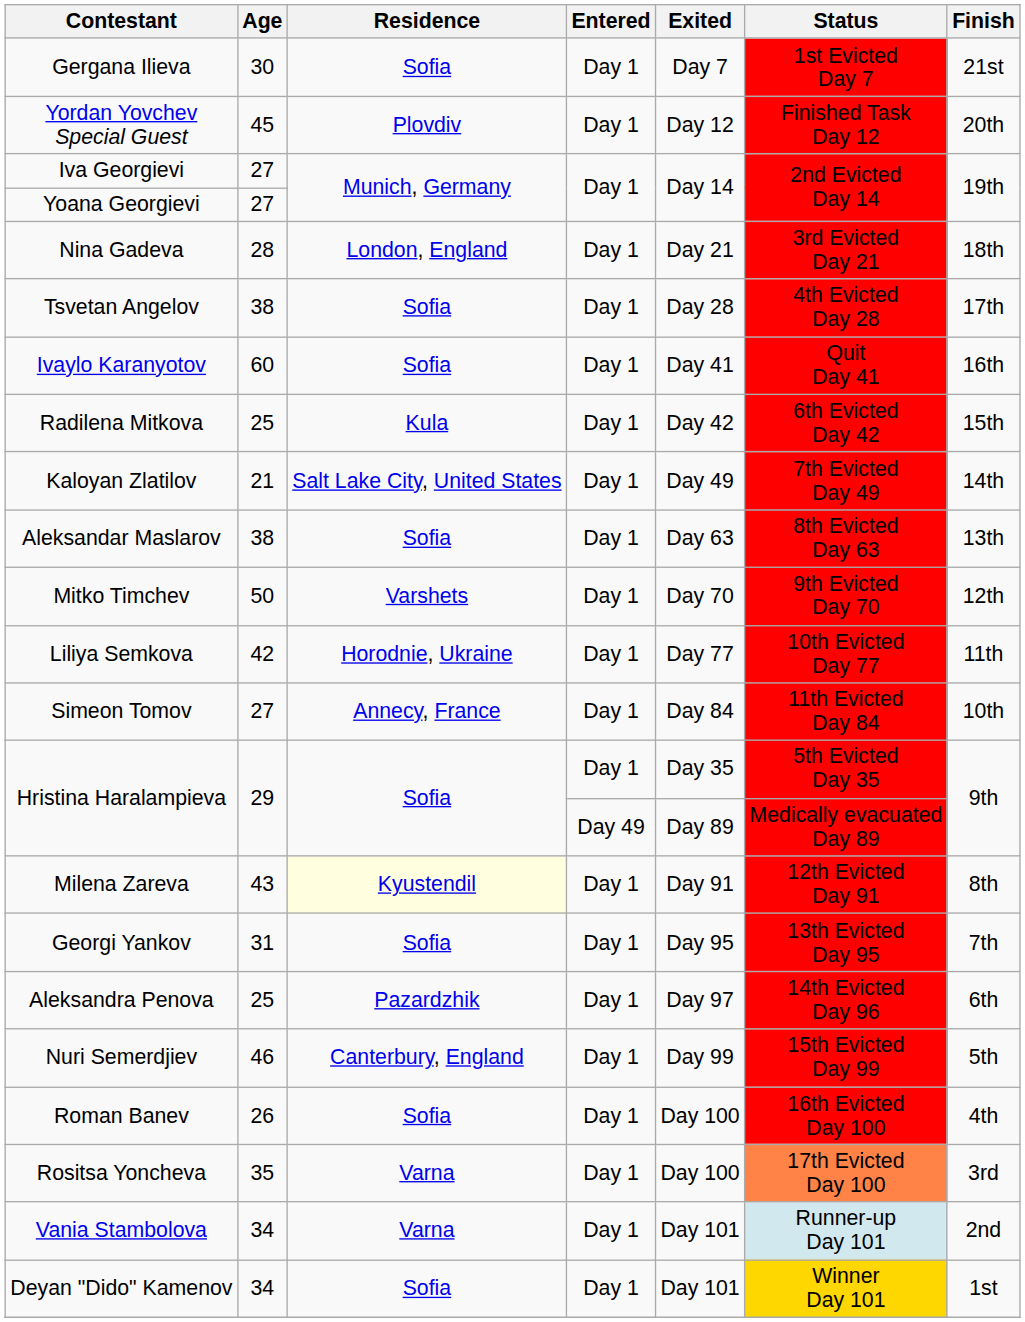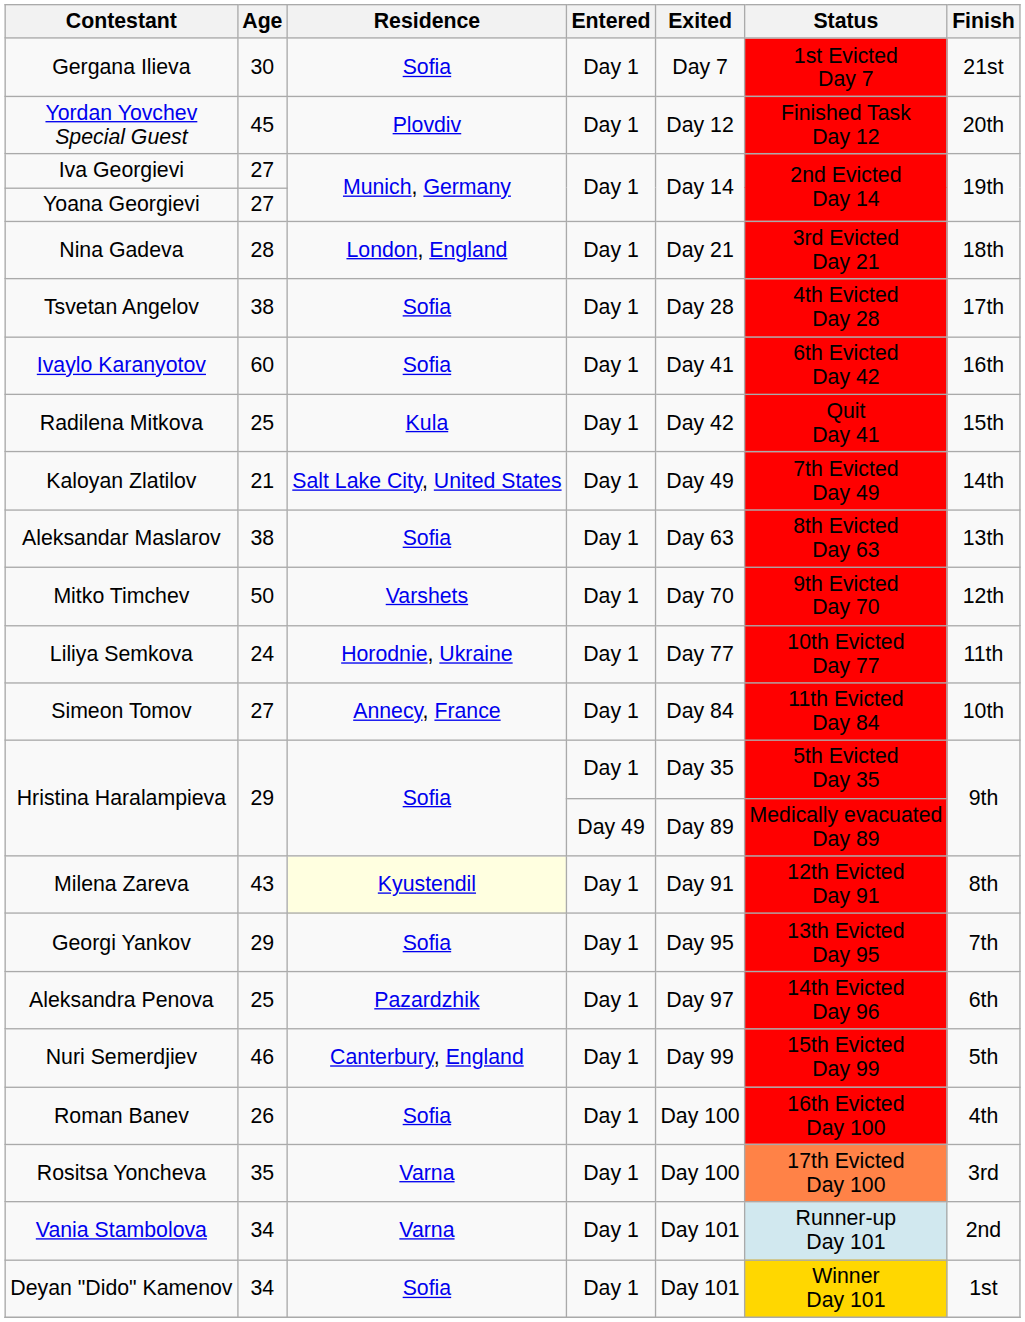(846, 365) Quit Day 41 -> (846, 365) 6th Evicted Day 42
(846, 423) 6th Evicted Day 42 -> (846, 423) Quit Day 41
(262, 653) 42 -> (262, 653) 24
(262, 942) 31 -> (262, 942) 29
